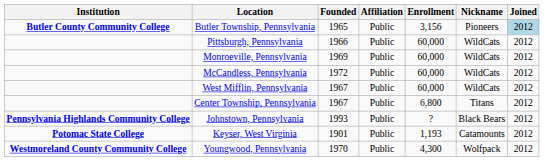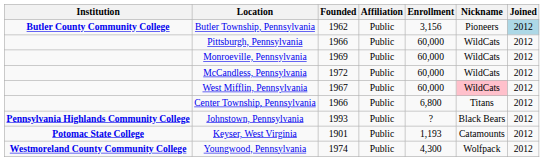(338, 27) 1965 -> (338, 27) 1962
(482, 88) no background -> (482, 88) pink background
(338, 103) 1967 -> (338, 103) 1966
(338, 149) 1970 -> (338, 149) 1974
